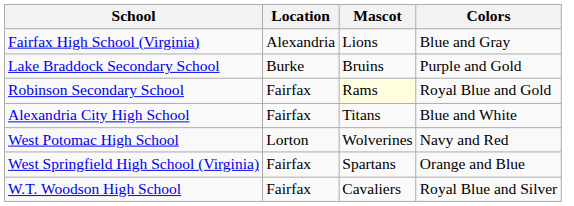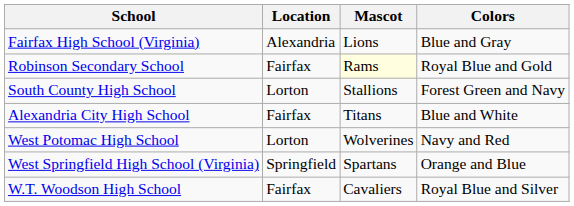- row: (114, 66)
+ row: (92, 90)
(289, 164) Fairfax -> (301, 164) Springfield
